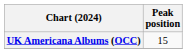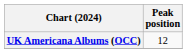(163, 40) 15 -> (163, 40) 12
